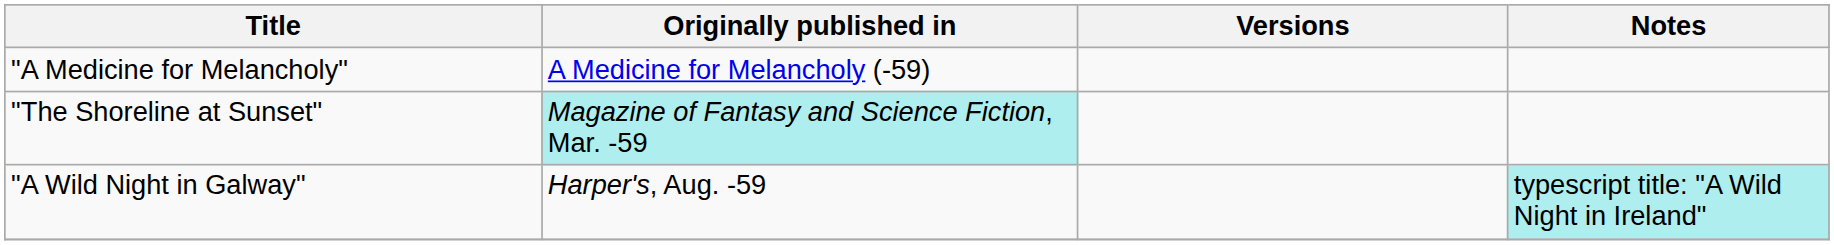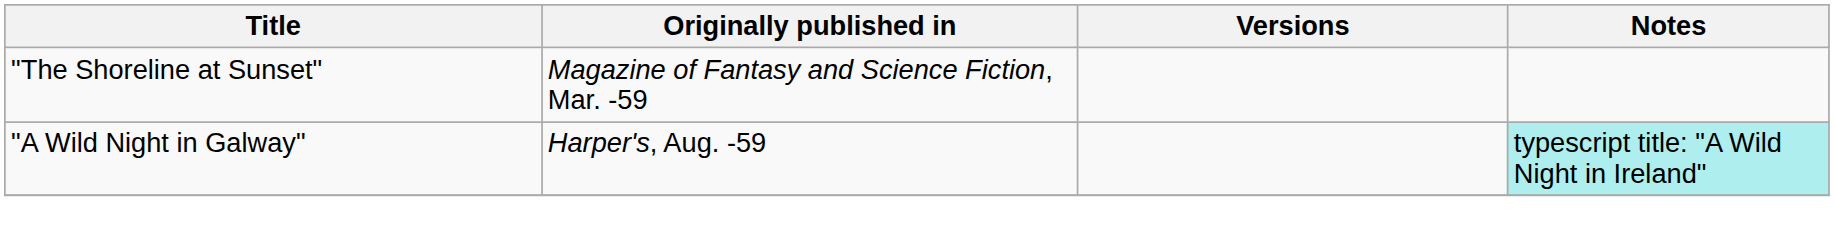- row: (180, 69)
(800, 127) paleturquoise background -> (800, 84) no background
